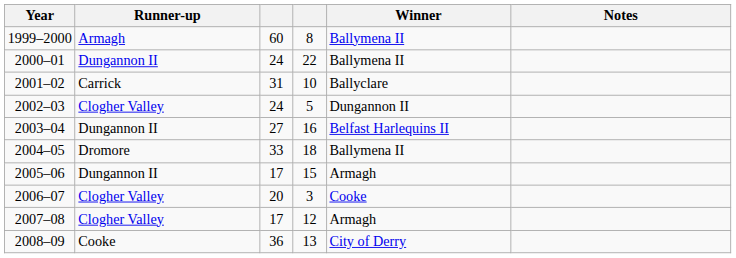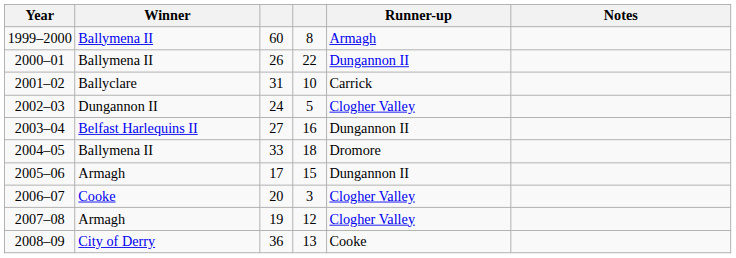columns swapped: (418, 15) <-> (167, 15)
(276, 60) 24 -> (276, 60) 26
(276, 219) 17 -> (276, 219) 19
